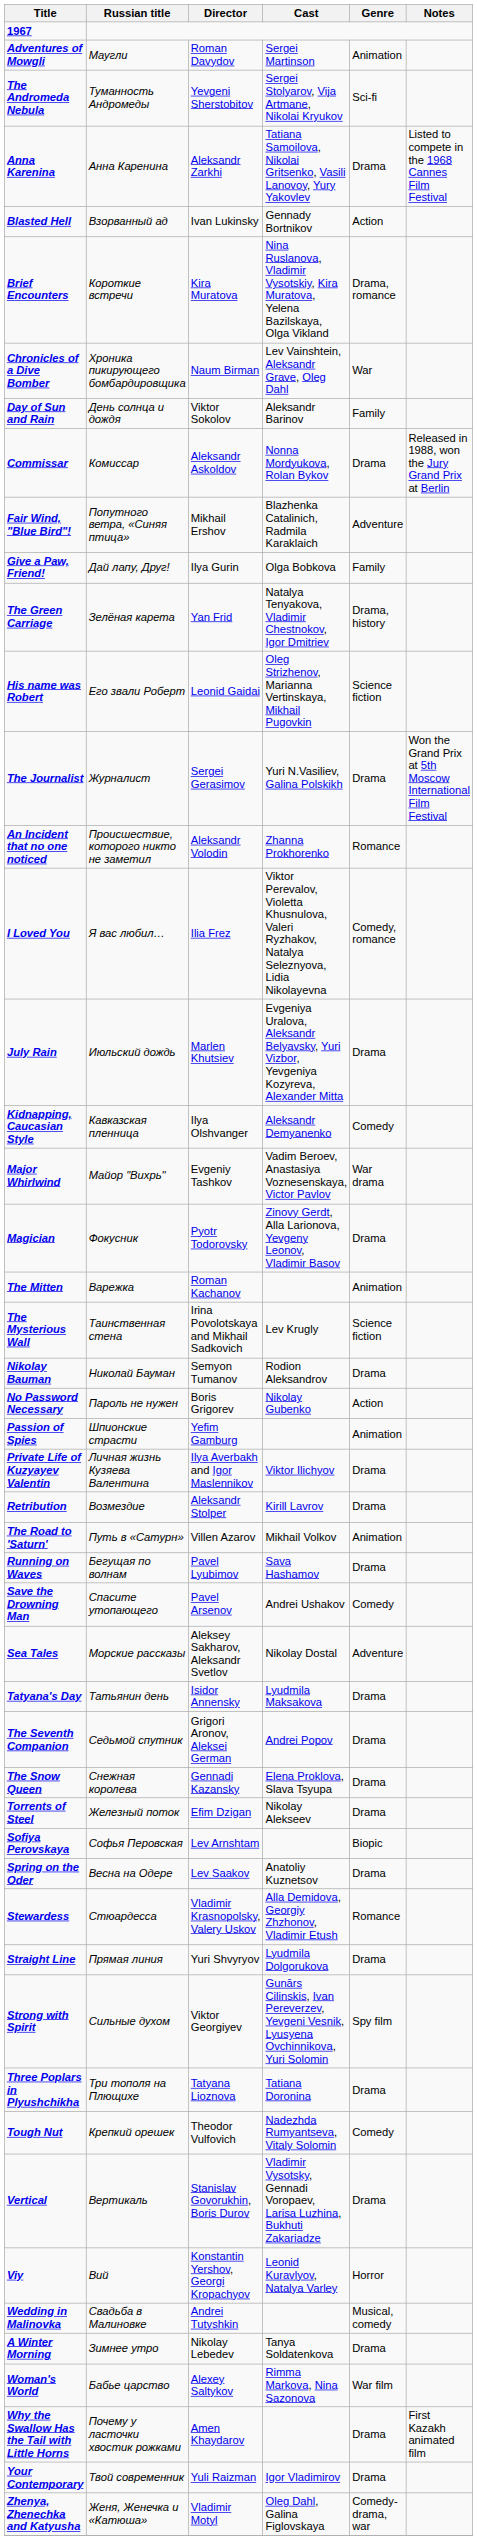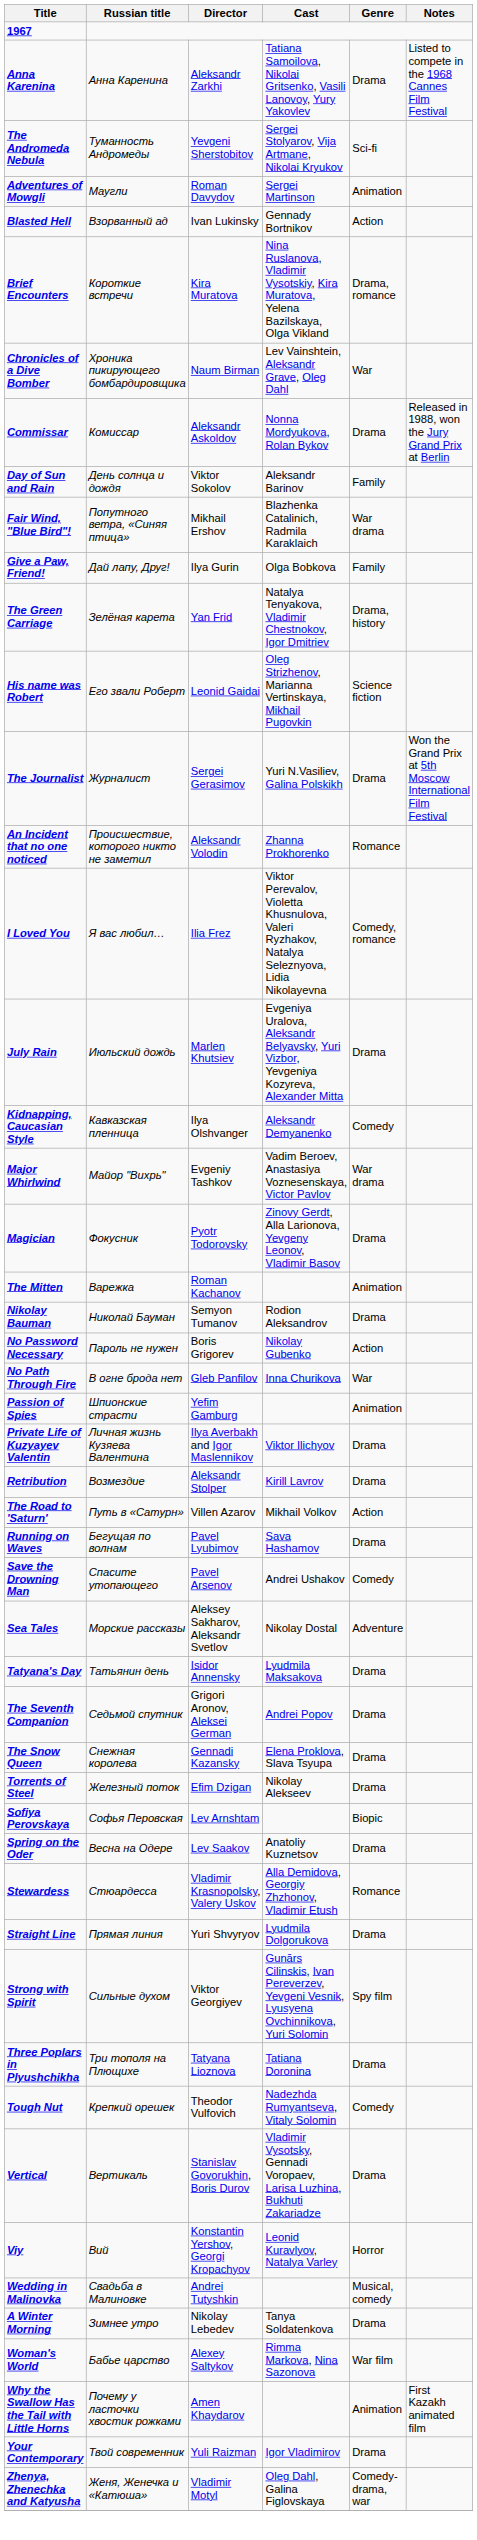rows swapped: (45, 55) <-> (31, 166)
rows swapped: (37, 463) <-> (36, 413)
(378, 524) Adventure -> (368, 524) War drama
- row: (36, 1330)
+ row: (41, 1378)
(377, 1537) Animation -> (368, 1512) Action
(369, 2434) Drama -> (377, 2409) Animation
